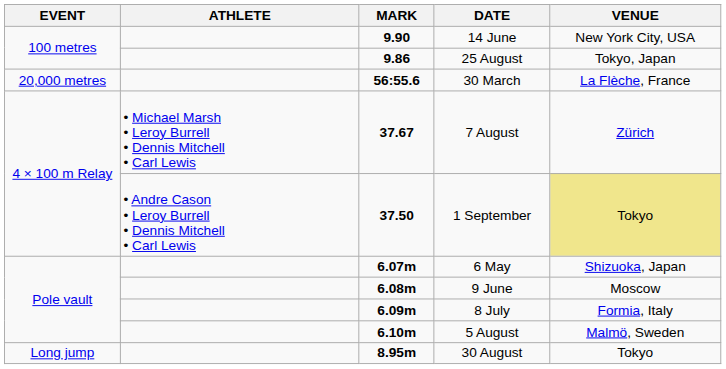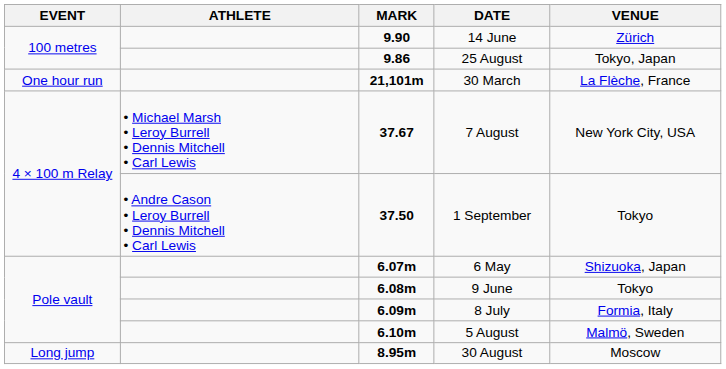(635, 37) New York City, USA -> (635, 37) Zürich
- row: (397, 81)
+ row: (397, 81)
(635, 133) Zürich -> (635, 133) New York City, USA
(635, 215) khaki background -> (635, 215) no background
(635, 289) Moscow -> (635, 289) Tokyo
(635, 353) Tokyo -> (635, 353) Moscow
